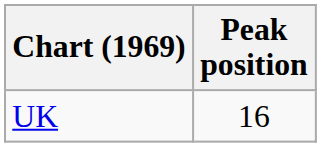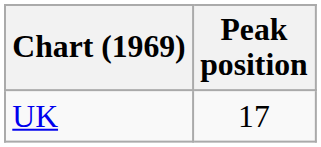(254, 115) 16 -> (254, 115) 17
